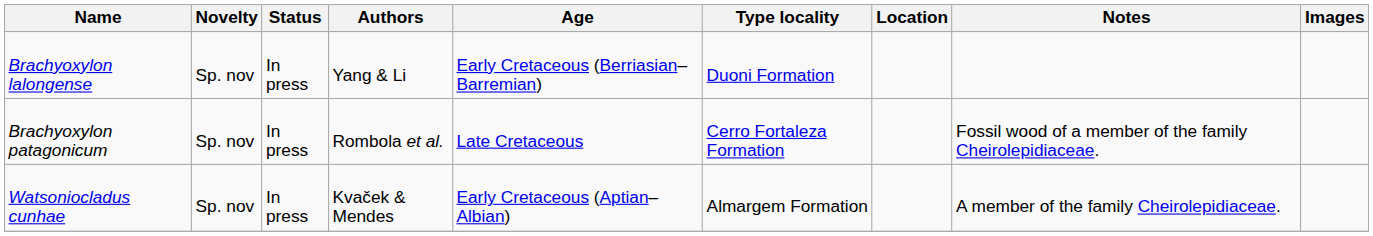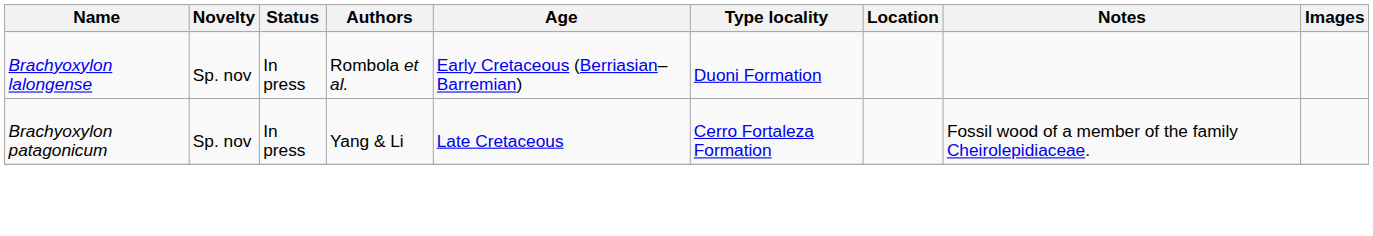(369, 74) Yang & Li -> (374, 74) Rombola et al.
(388, 141) Rombola et al. -> (367, 141) Yang & Li
- row: (69, 207)
